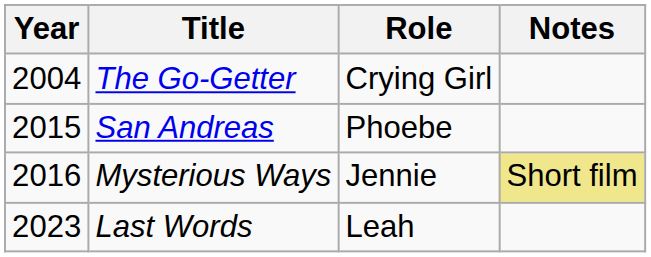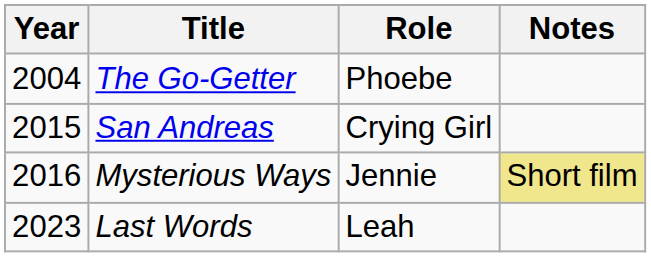(419, 78) Crying Girl -> (399, 78) Phoebe
(399, 127) Phoebe -> (419, 127) Crying Girl
